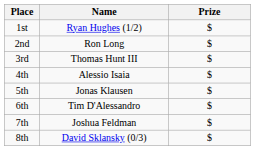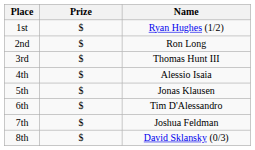columns swapped: (104, 12) <-> (209, 12)
